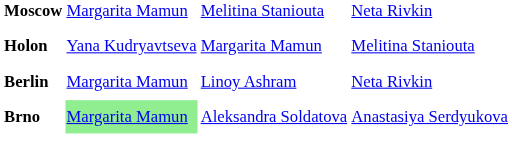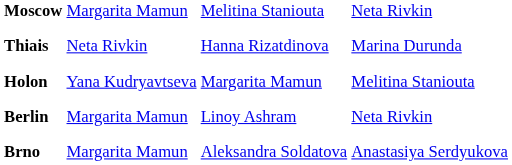+ row: (26, 46)
(127, 116) lightgreen background -> (127, 152) no background
